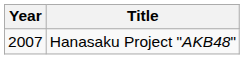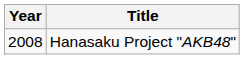(25, 41) 2007 -> (25, 41) 2008
